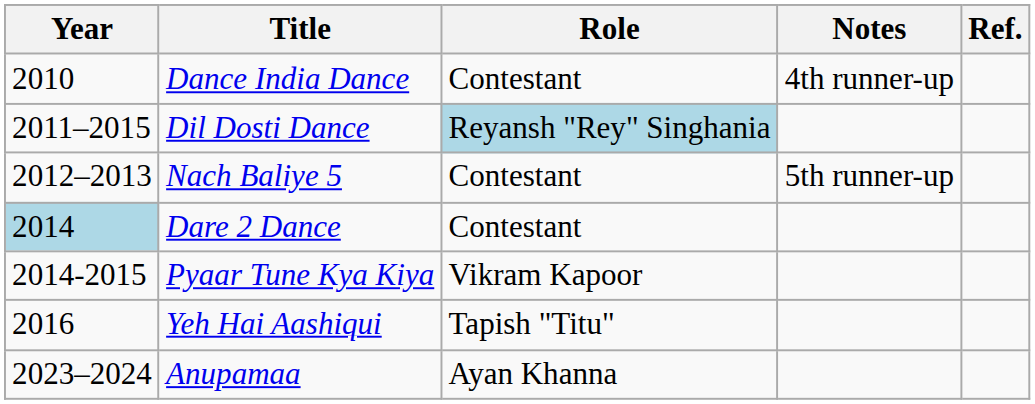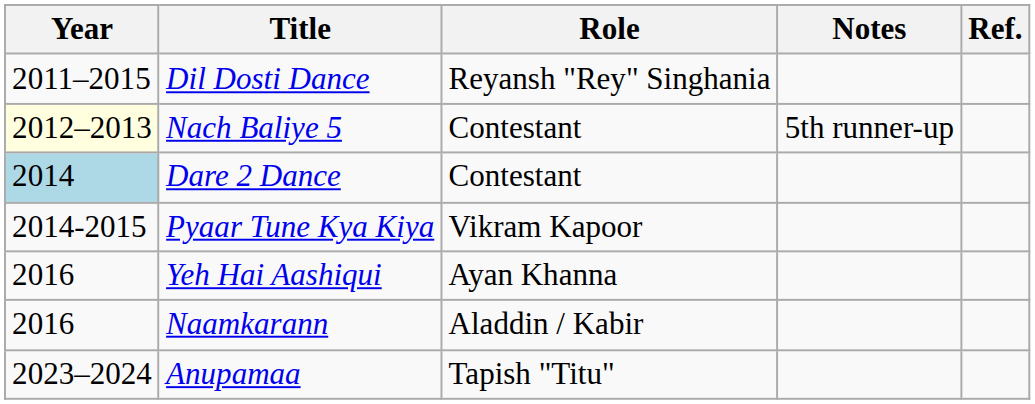- row: (288, 78)
(610, 127) lightblue background -> (610, 78) no background
(82, 176) no background -> (82, 127) lightyellow background
(532, 324) Tapish "Titu" -> (533, 275) Ayan Khanna
+ row: (247, 324)
(533, 373) Ayan Khanna -> (532, 373) Tapish "Titu"
